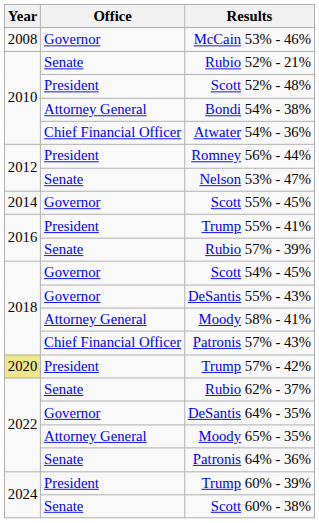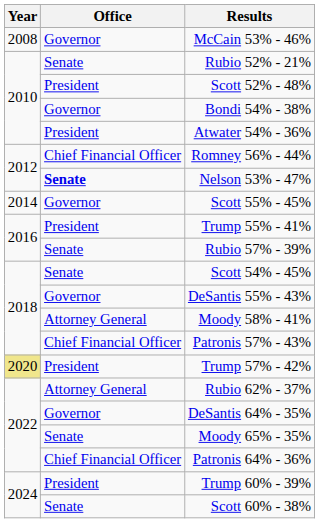(95, 109) Attorney General -> (72, 109) Governor
(113, 132) Chief Financial Officer -> (71, 132) President
(71, 156) President -> (113, 156) Chief Financial Officer
(64, 179) normal -> (65, 179) bold
(72, 272) Governor -> (64, 272) Senate
(64, 389) Senate -> (95, 389) Attorney General
(95, 436) Attorney General -> (64, 436) Senate
(64, 459) Senate -> (113, 459) Chief Financial Officer
